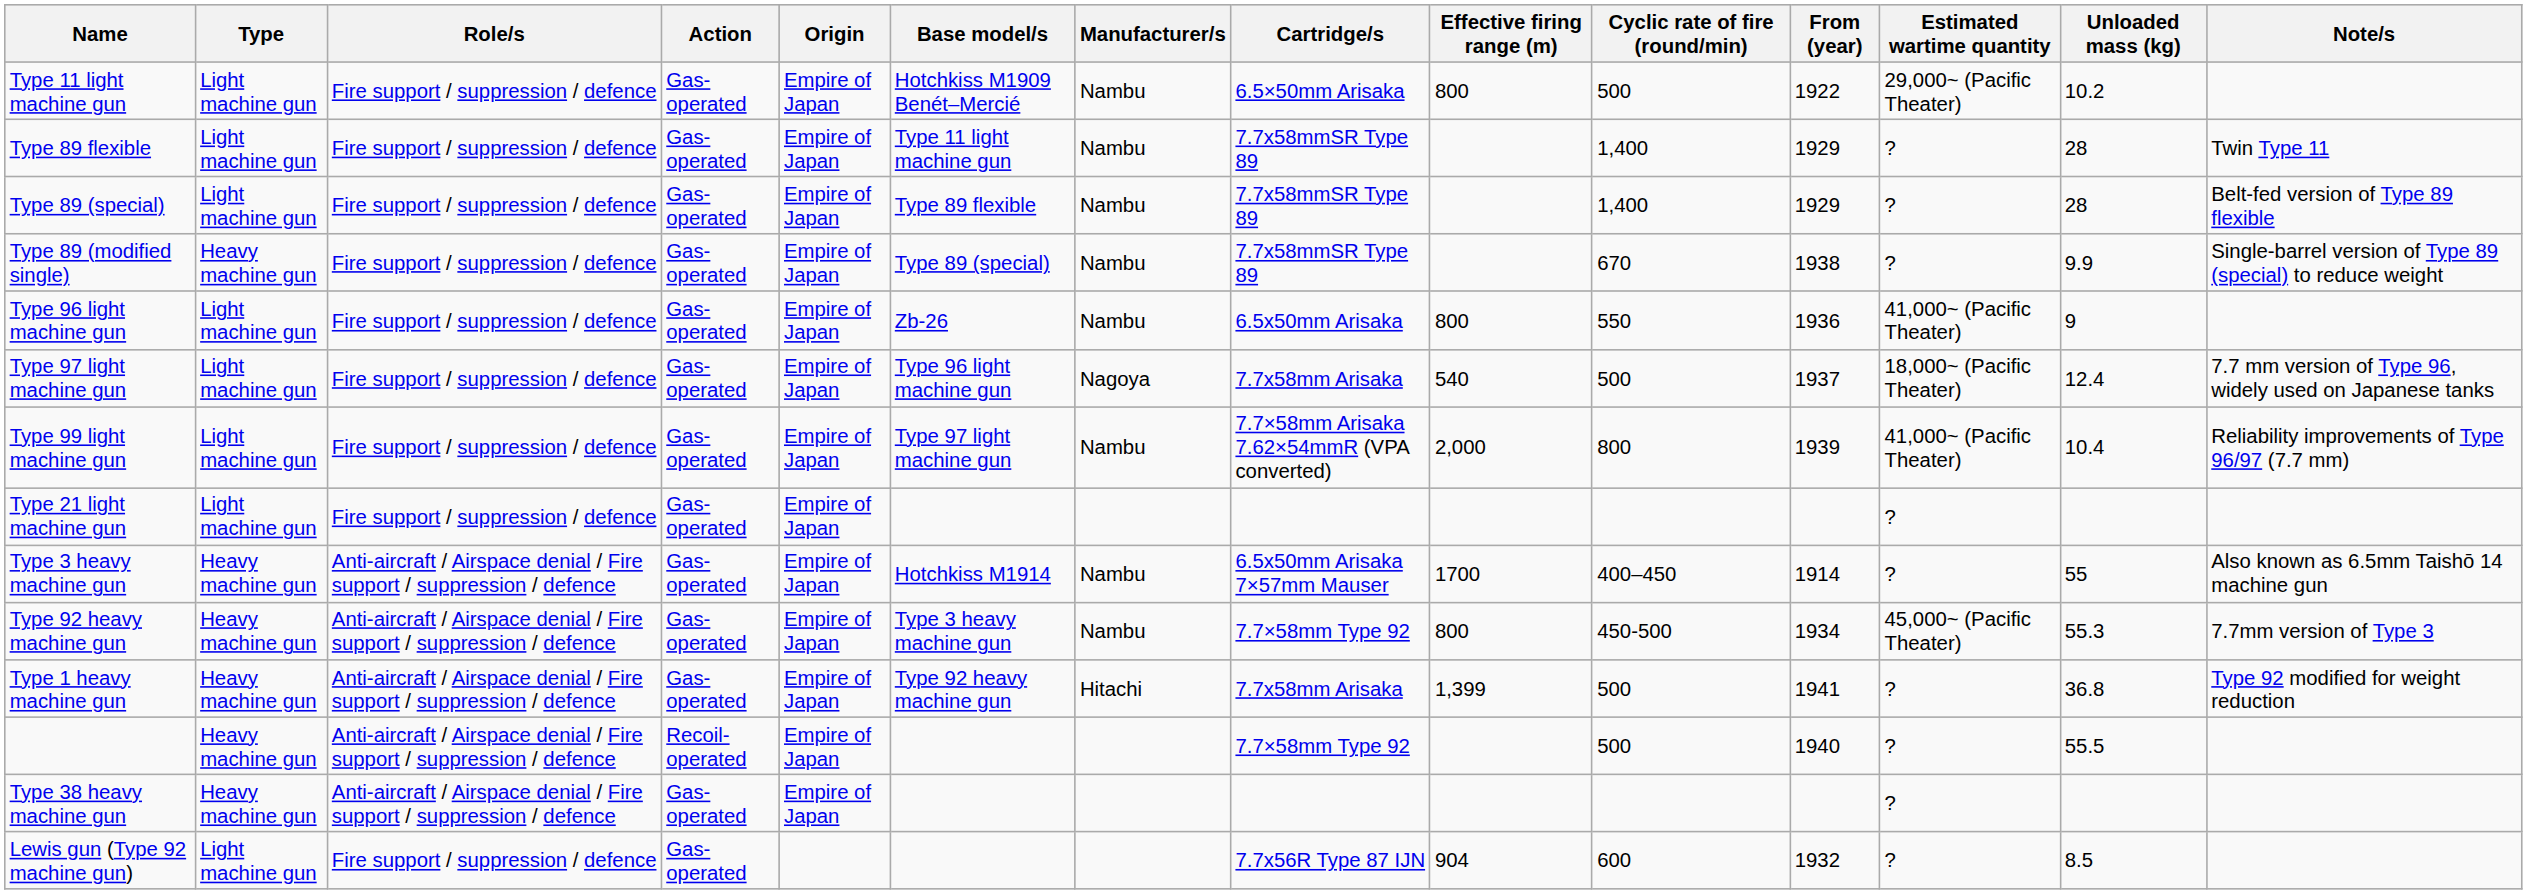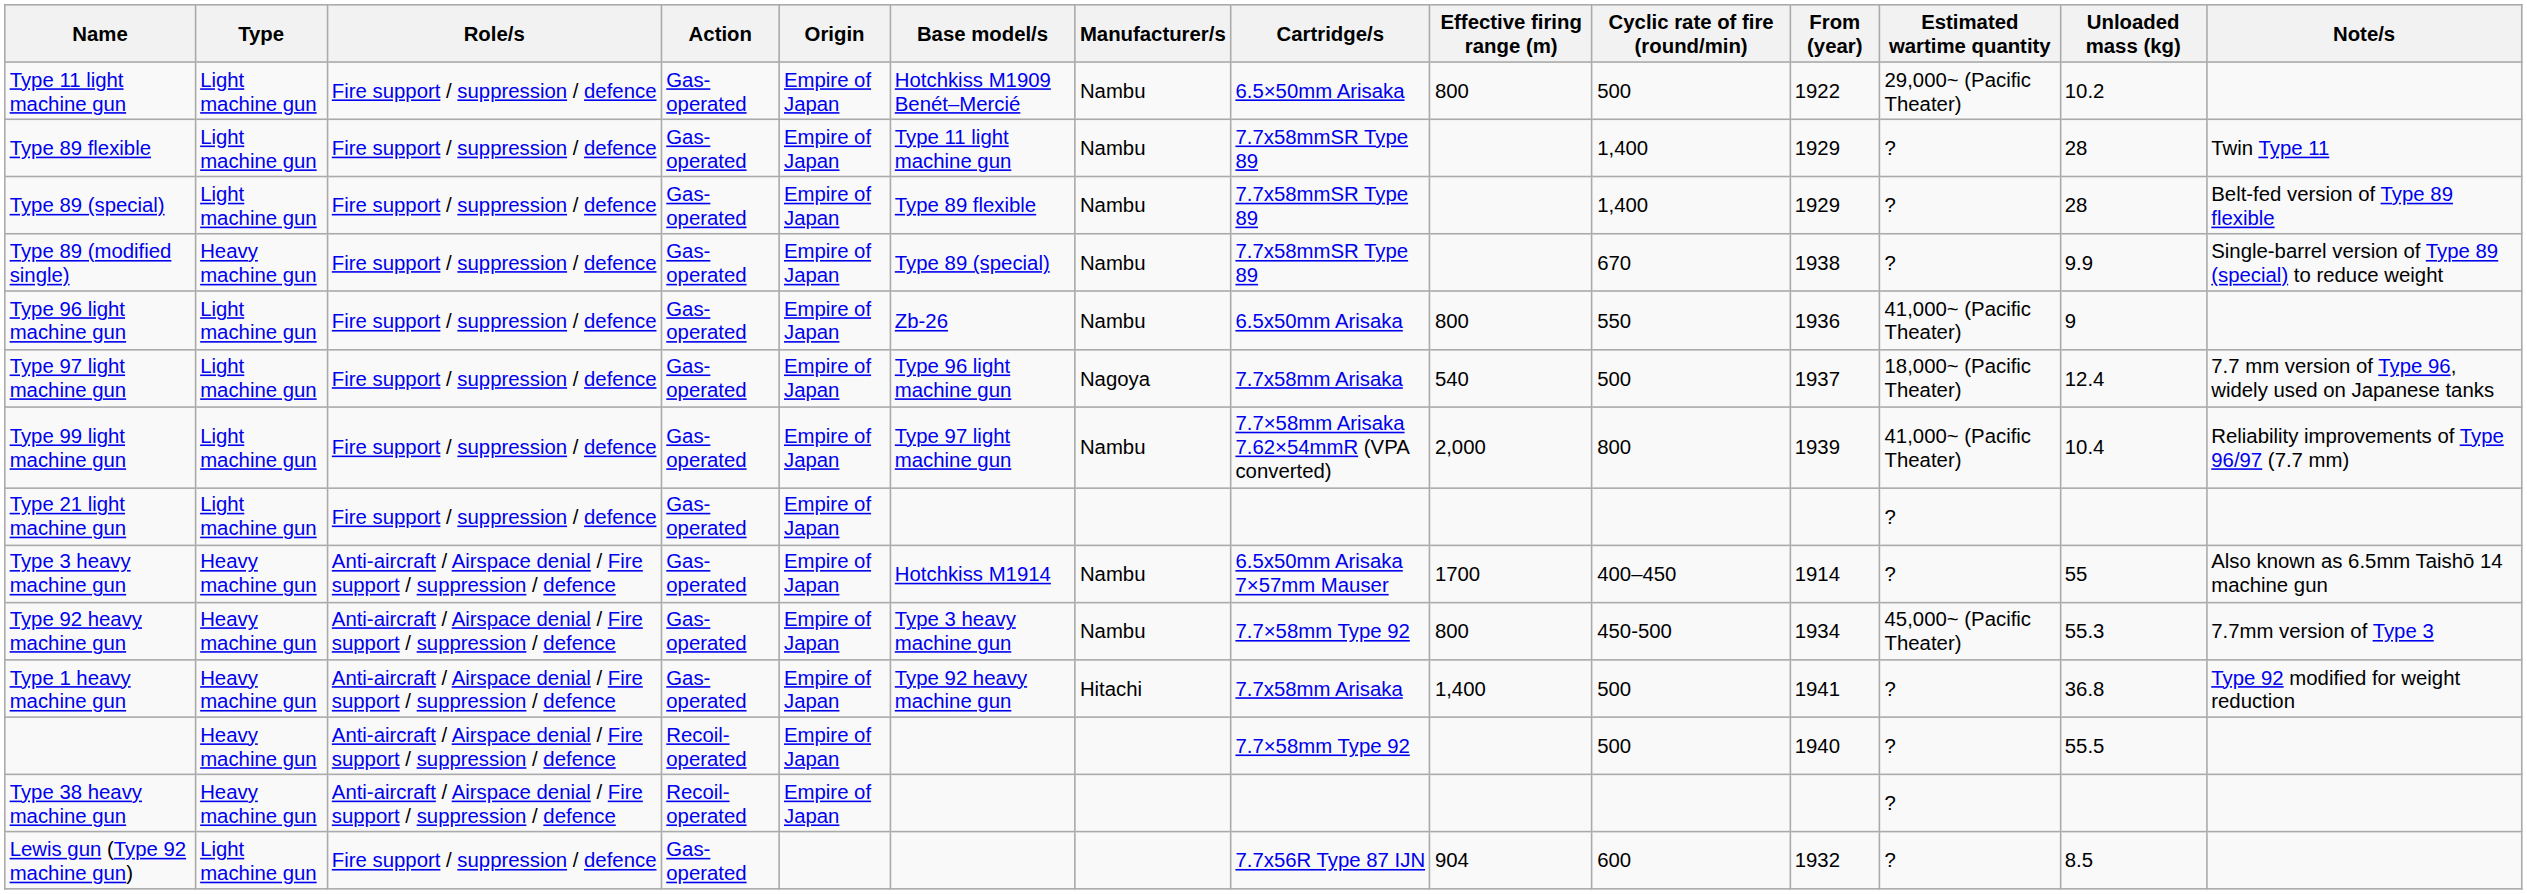(1460, 688) 1,399 -> (1460, 688) 1,400
(706, 803) Gas-operated -> (706, 803) Recoil-operated
